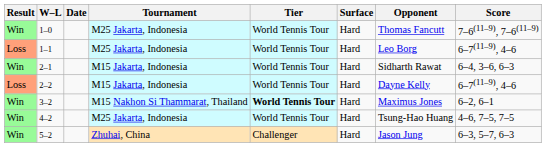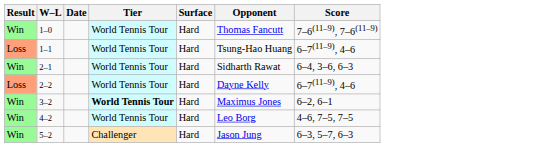- column: (170, 12)
(397, 49) Leo Borg -> (255, 49) Tsung-Hao Huang
(416, 118) Tsung-Hao Huang -> (236, 118) Leo Borg
